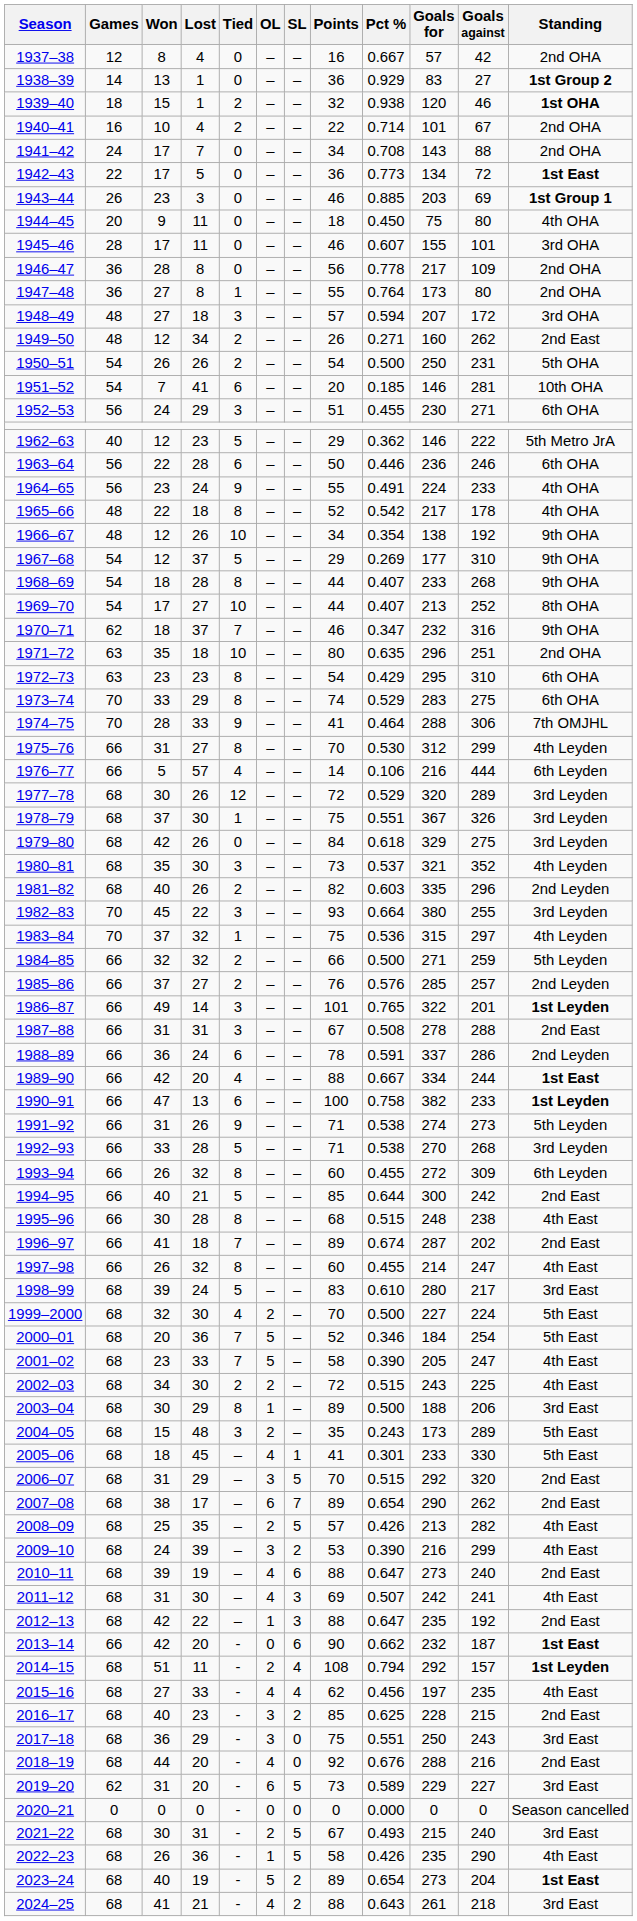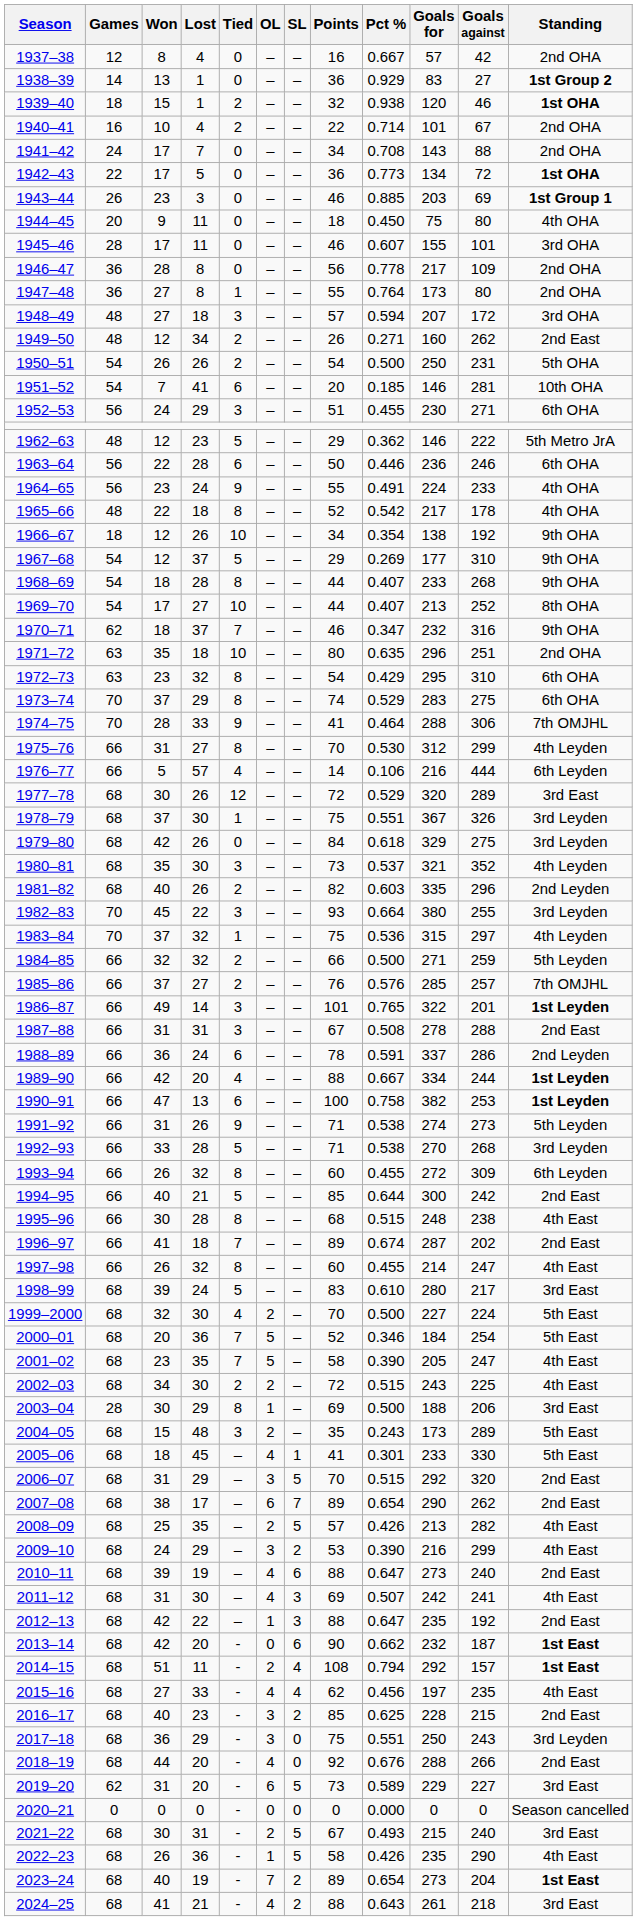(570, 174) 1st East -> (570, 174) 1st OHA
(114, 441) 40 -> (114, 441) 48
(114, 535) 48 -> (114, 535) 18
(200, 677) 23 -> (200, 677) 32
(162, 700) 33 -> (162, 700) 37
(570, 795) 3rd Leyden -> (570, 795) 3rd East
(570, 983) 2nd Leyden -> (570, 983) 7th OMJHL
(570, 1078) 1st East -> (570, 1078) 1st Leyden
(483, 1101) 233 -> (483, 1101) 253
(200, 1361) 33 -> (200, 1361) 35
(114, 1408) 68 -> (114, 1408) 28
(336, 1408) 89 -> (336, 1408) 69
(200, 1550) 39 -> (200, 1550) 29
(114, 1644) 66 -> (114, 1644) 68
(570, 1668) 1st Leyden -> (570, 1668) 1st East
(570, 1739) 3rd East -> (570, 1739) 3rd Leyden
(483, 1762) 216 -> (483, 1762) 266
(270, 1880) 5 -> (270, 1880) 7
